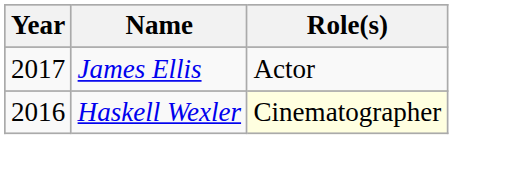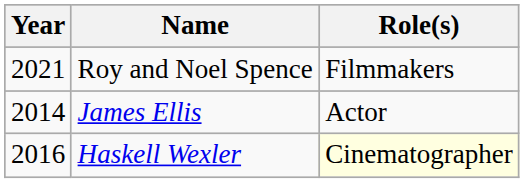+ row: (195, 68)
(38, 68) 2017 -> (38, 111) 2014
